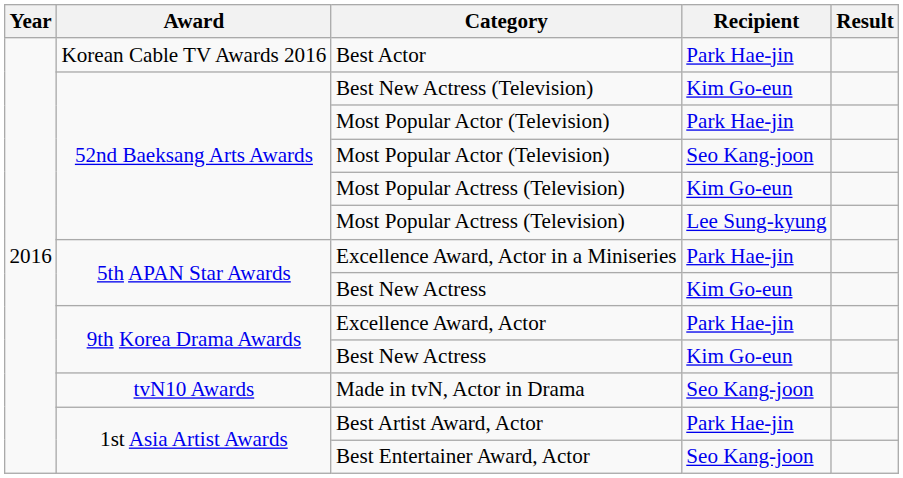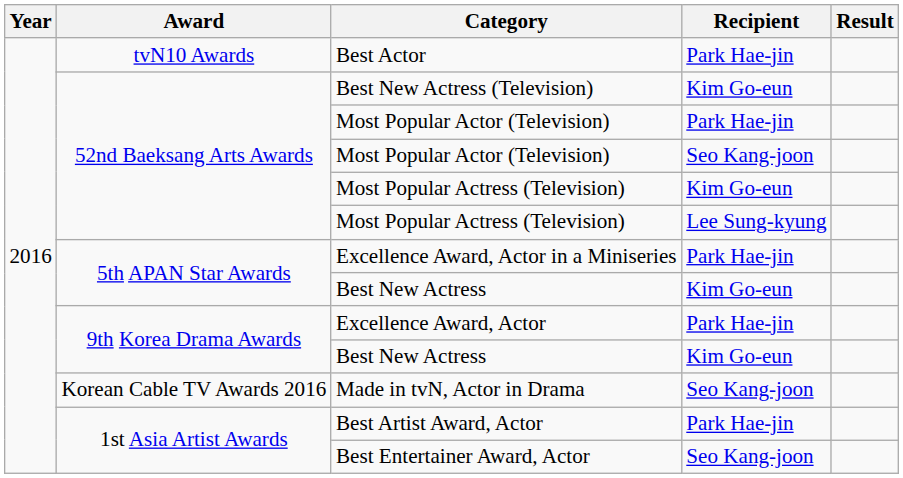(194, 54) Korean Cable TV Awards 2016 -> (194, 54) tvN10 Awards
(194, 389) tvN10 Awards -> (194, 389) Korean Cable TV Awards 2016
